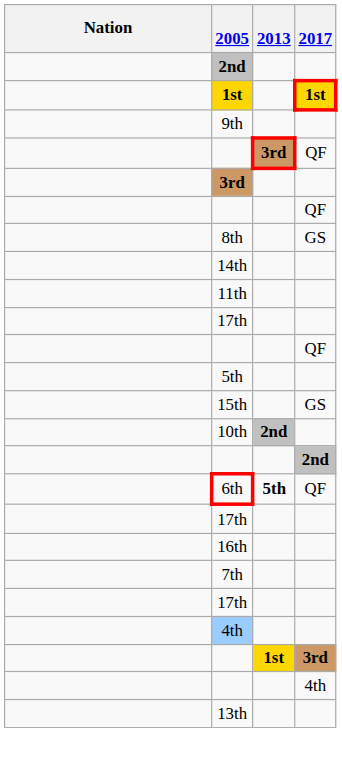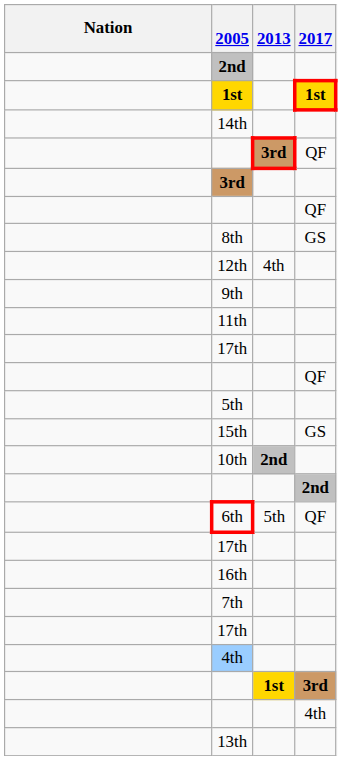rows swapped: (232, 124) <-> (232, 265)
+ row: (232, 265)
(274, 489) bold -> (274, 516) normal
